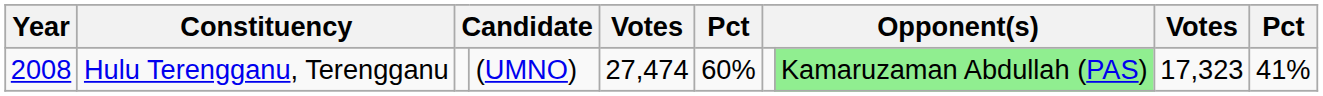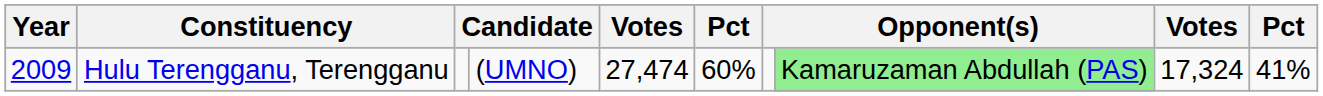(41, 70) 2008 -> (41, 70) 2009
(1202, 70) 17,323 -> (1202, 70) 17,324
